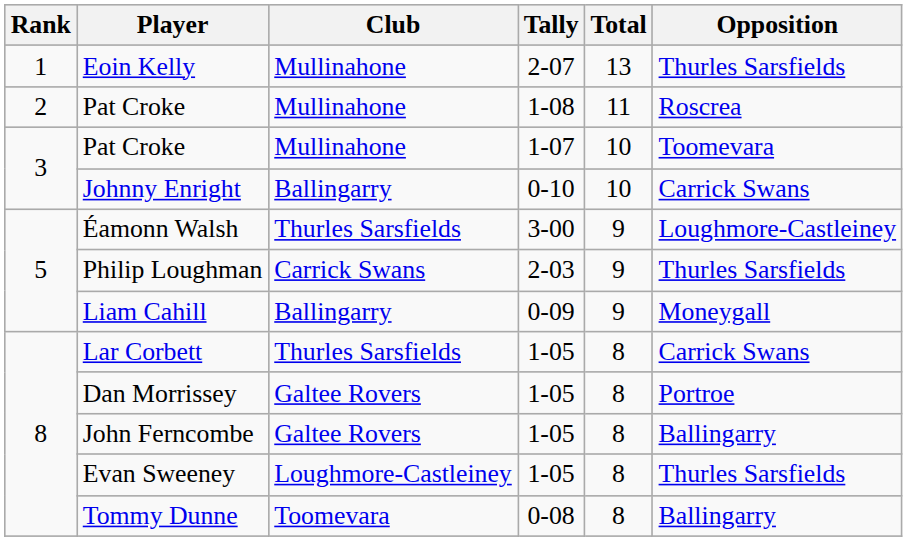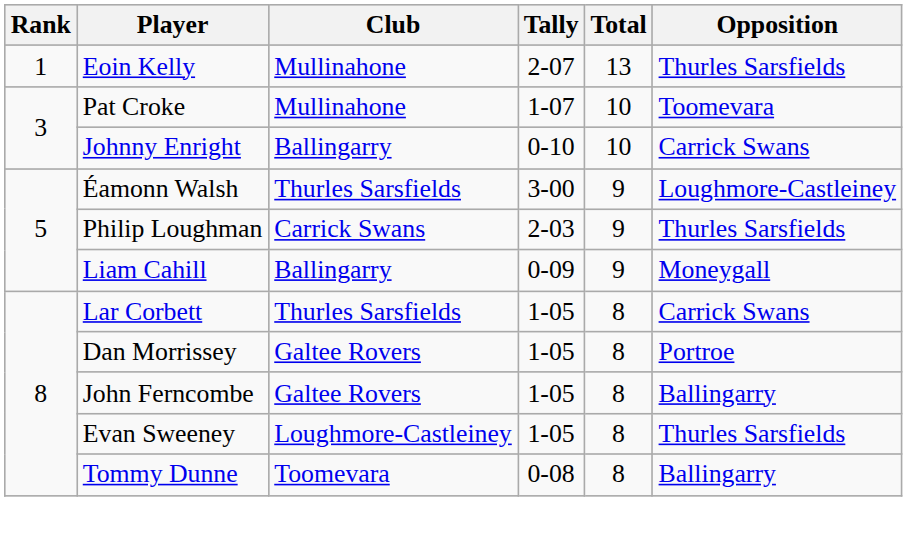- row: (134, 106)
